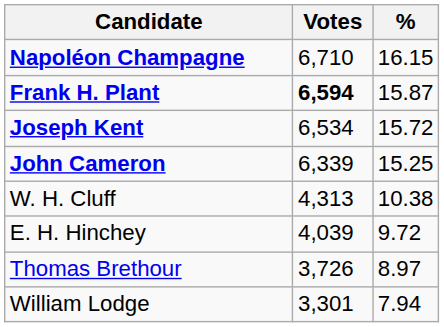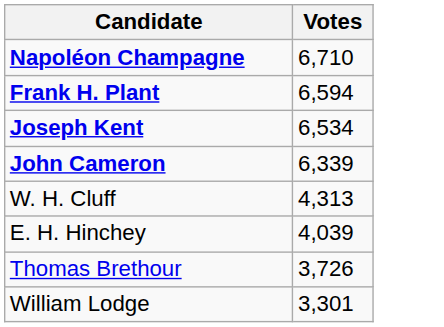- column: (406, 22)
(326, 92) bold -> (326, 92) normal
